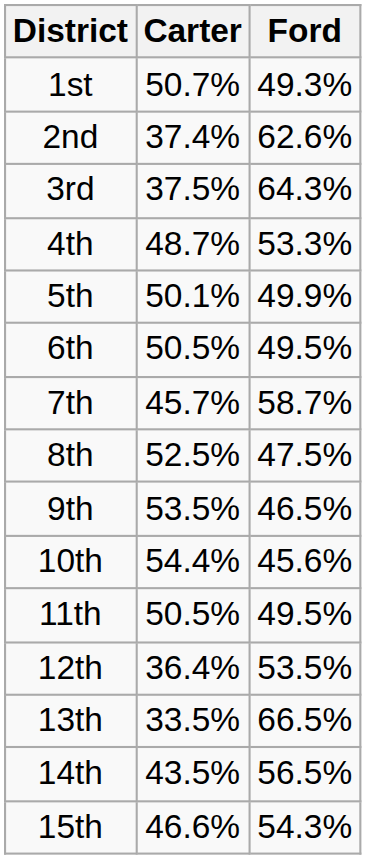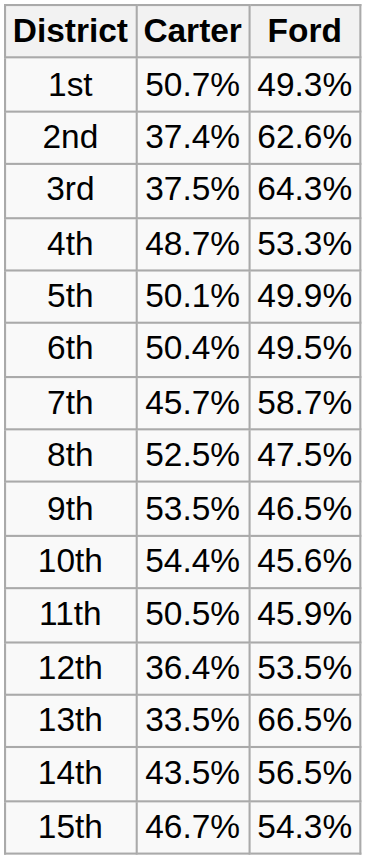(193, 349) 50.5% -> (193, 349) 50.4%
(305, 614) 49.5% -> (305, 614) 45.9%
(193, 826) 46.6% -> (193, 826) 46.7%
